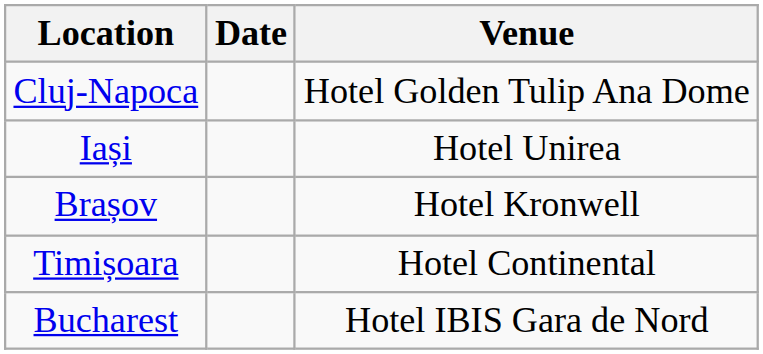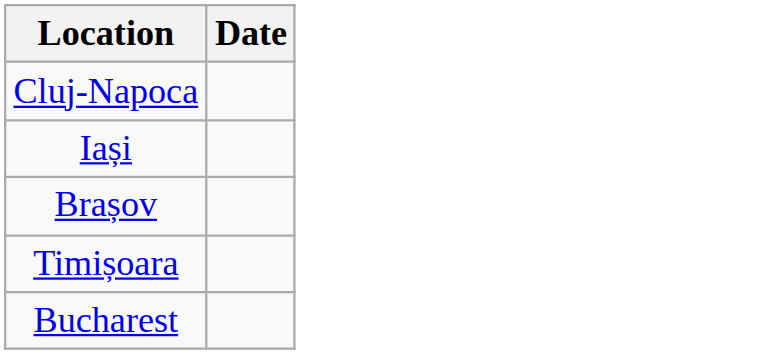- column: (527, 33)
